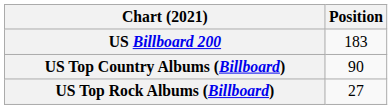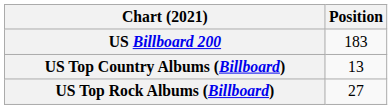(356, 66) 90 -> (356, 66) 13
